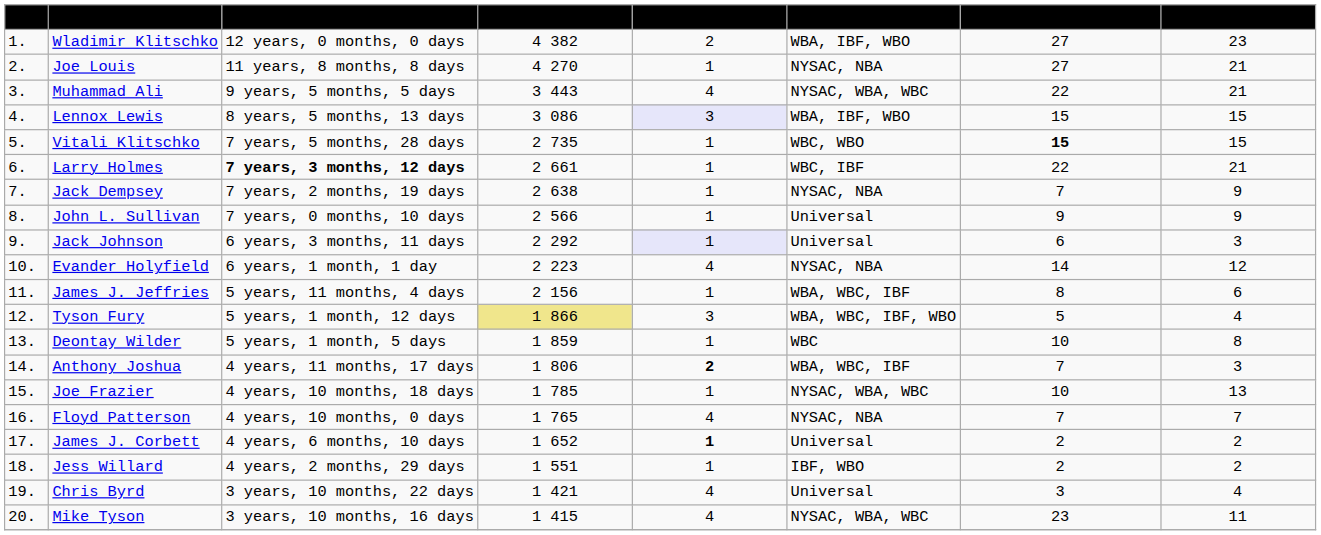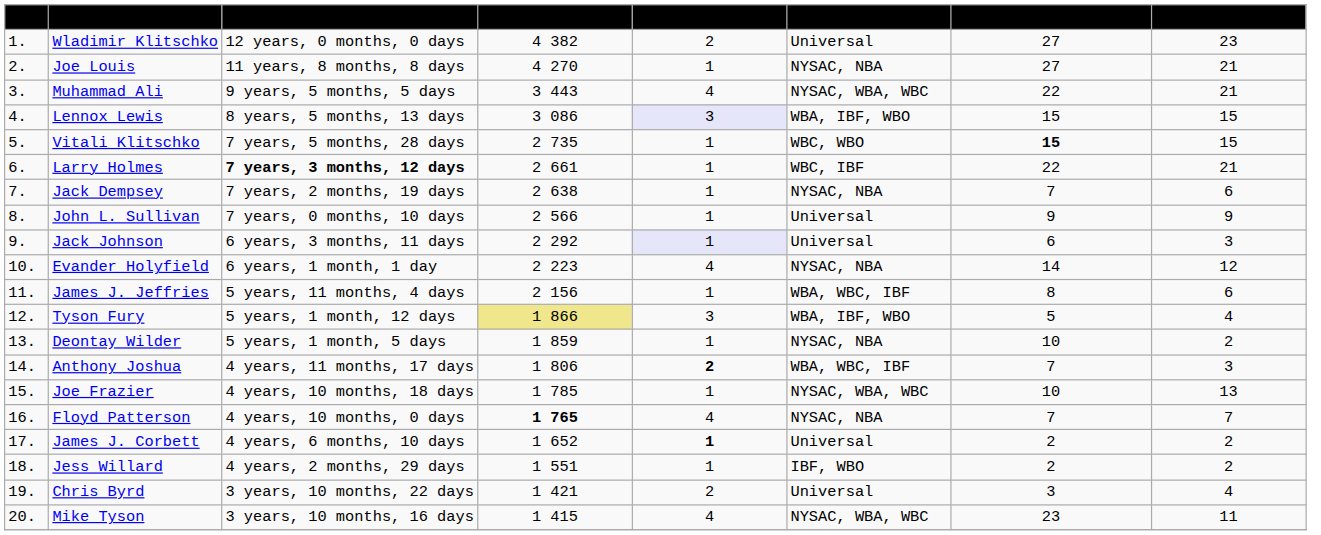(850, 42) WBA, IBF, WBO -> (832, 42) Universal
(1238, 192) 9 -> (1229, 192) 6
(873, 317) WBA, WBC, IBF, WBO -> (850, 317) WBA, IBF, WBO
(804, 342) WBC -> (836, 342) NYSAC, NBA
(1238, 342) 8 -> (1229, 342) 2
(555, 417) normal -> (555, 417) bold
(709, 492) 4 -> (709, 492) 2
